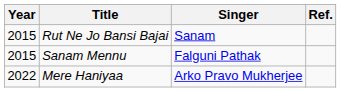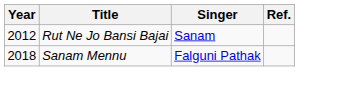(22, 35) 2015 -> (22, 35) 2012
(22, 55) 2015 -> (22, 55) 2018
- row: (83, 76)
